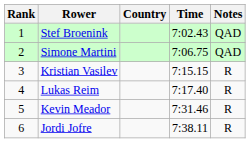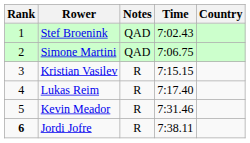columns swapped: (145, 14) <-> (228, 14)
(21, 128) normal -> (21, 128) bold
